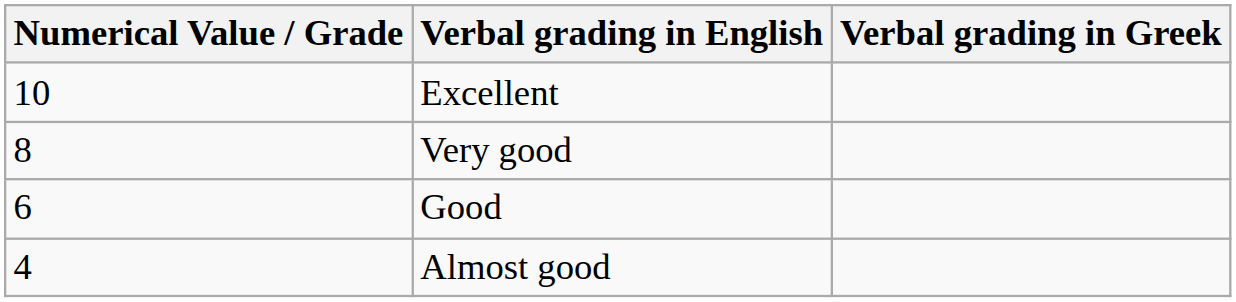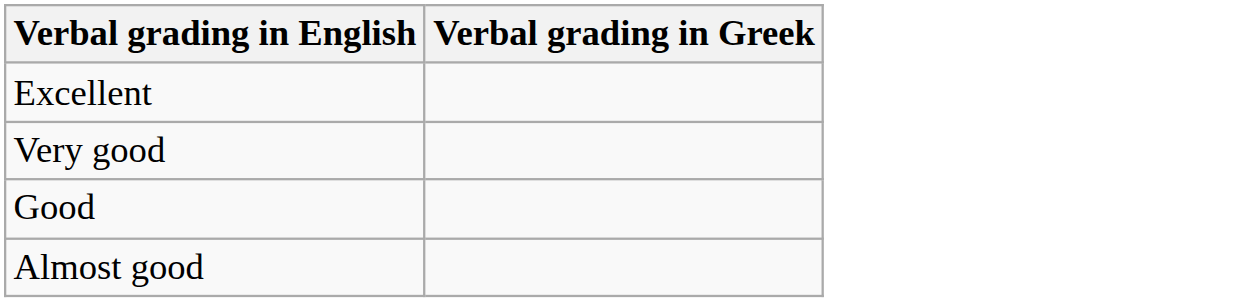- column: (208, 33)
